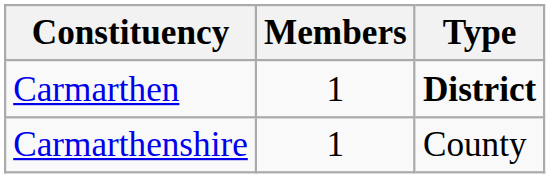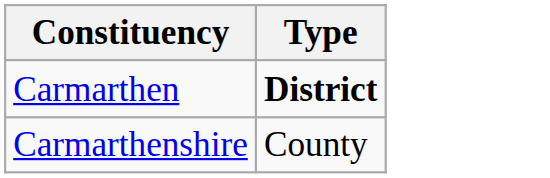- column: (335, 32)
